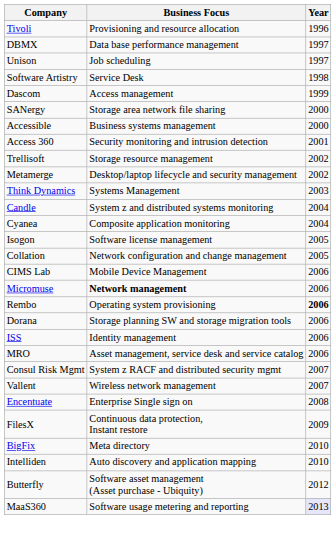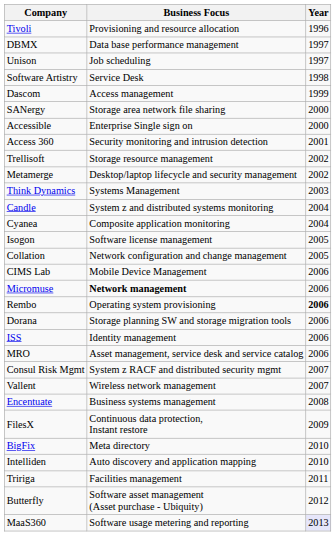(152, 126) Business systems management -> (141, 126) Enterprise Single sign on
(141, 402) Enterprise Single sign on -> (152, 402) Business systems management
+ row: (21, 478)
